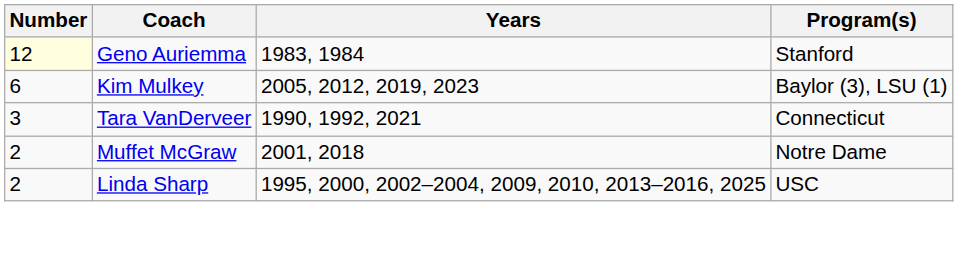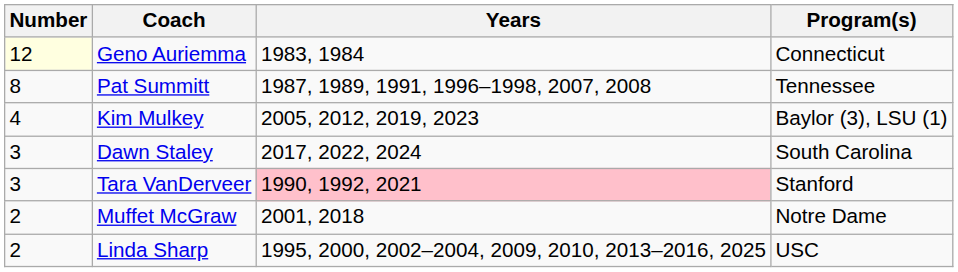(814, 53) Stanford -> (830, 53) Connecticut
+ row: (153, 86)
(15, 86) 6 -> (15, 119) 4
+ row: (155, 151)
(341, 119) no background -> (341, 184) pink background
(830, 119) Connecticut -> (814, 184) Stanford
